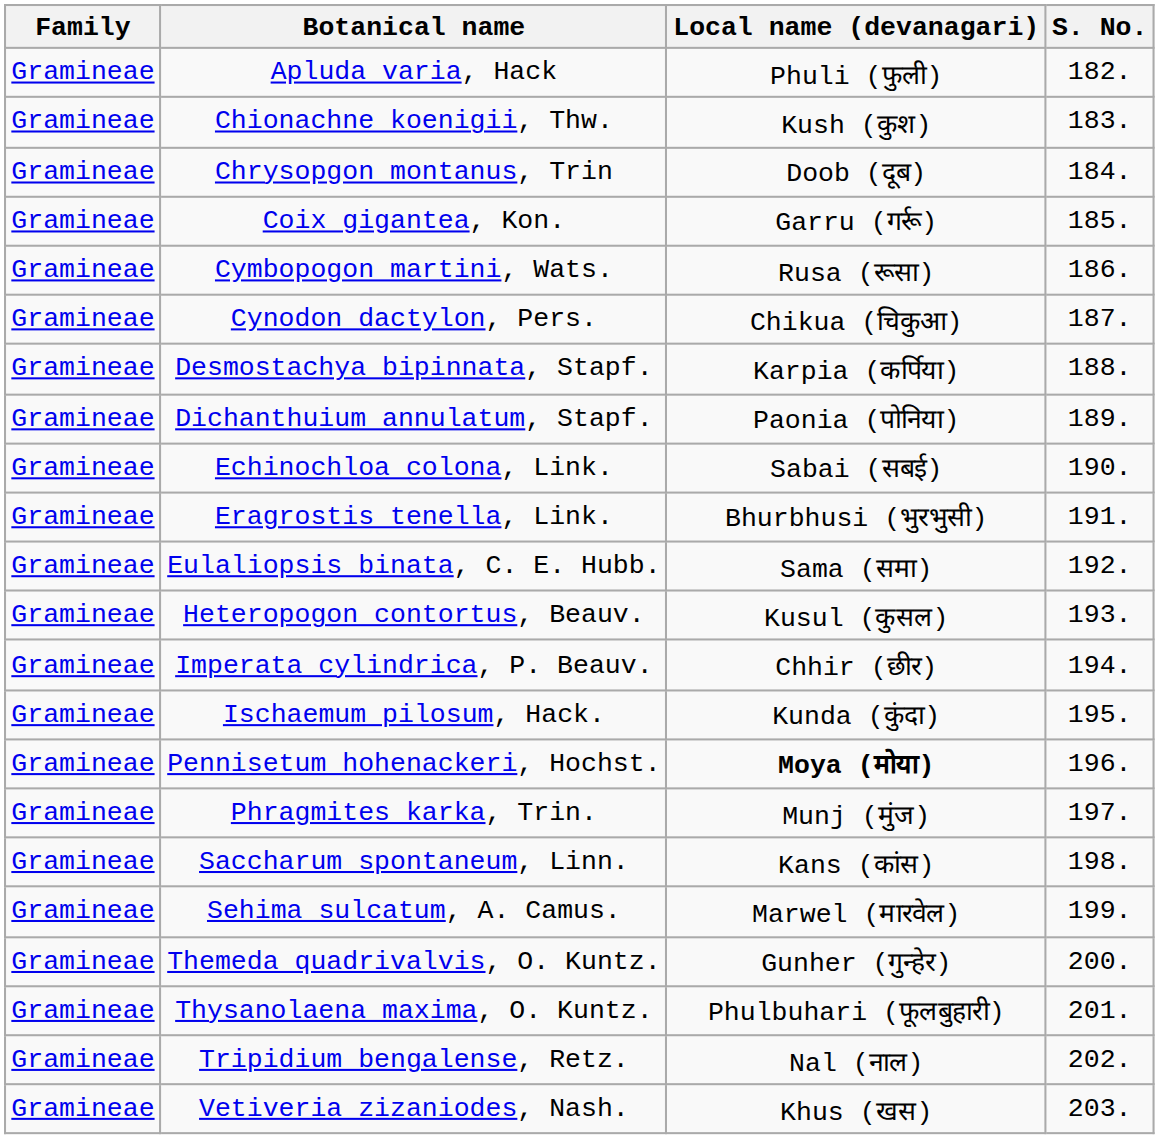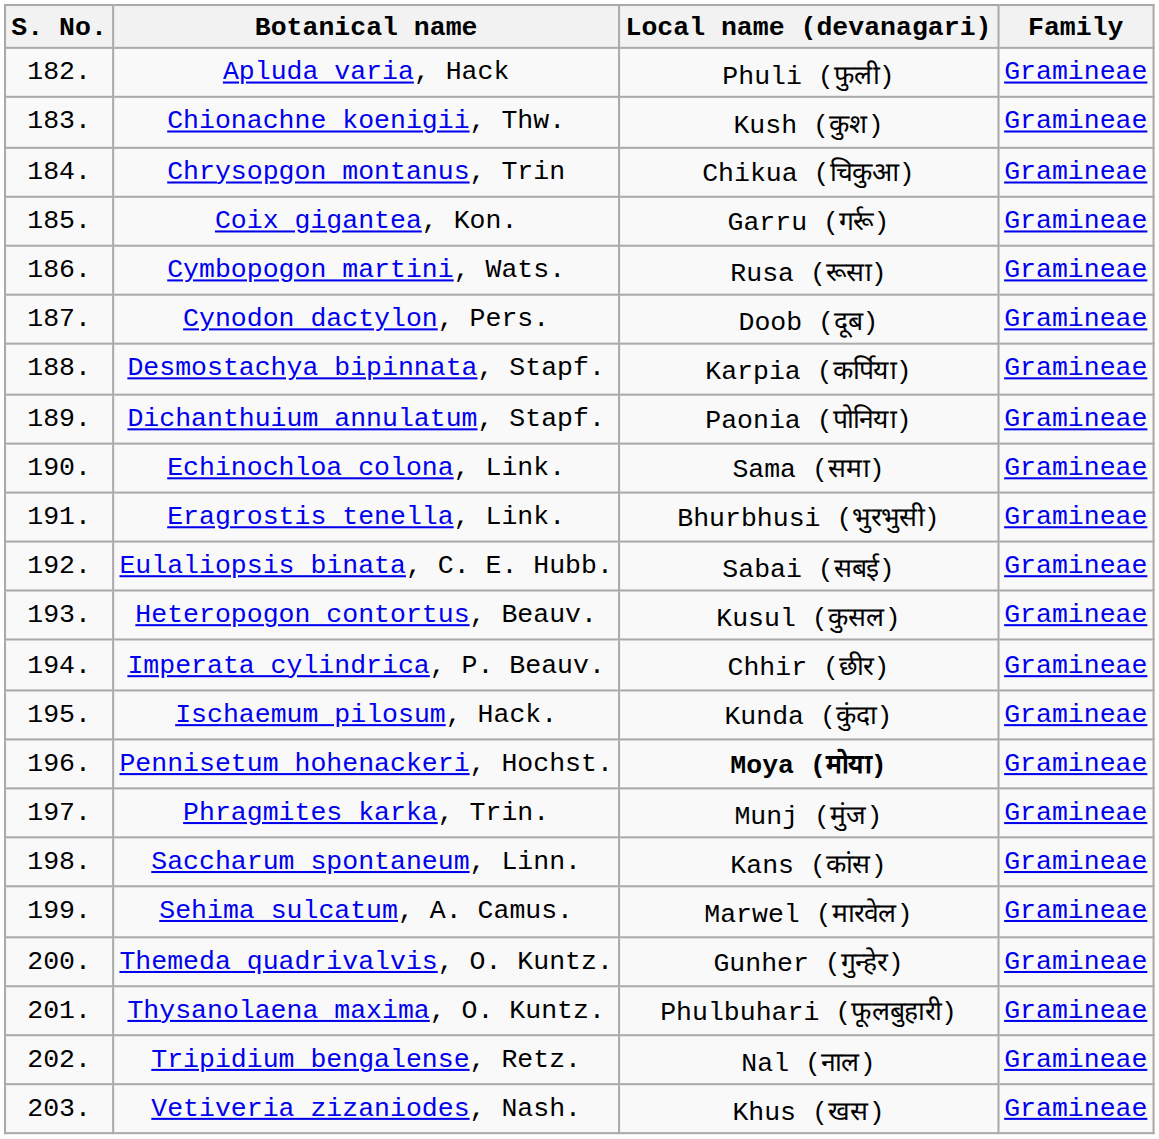columns swapped: (1100, 27) <-> (83, 27)
(856, 175) Doob (दूब) -> (808, 175) Chikua (चिकुआ)
(856, 323) Chikua (चिकुआ) -> (808, 323) Doob (दूब)
(856, 471) Sabai (सबई) -> (808, 471) Sama (समा)
(856, 569) Sama (समा) -> (808, 569) Sabai (सबई)
